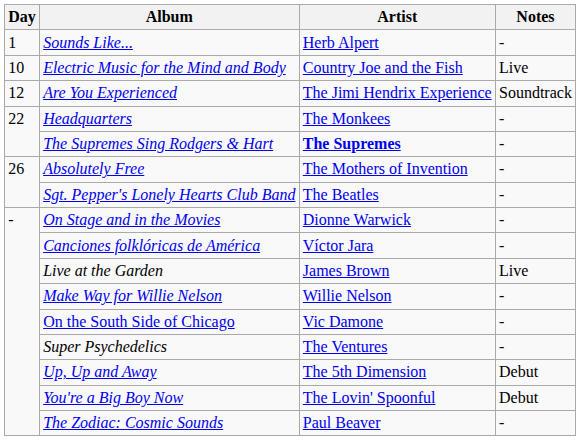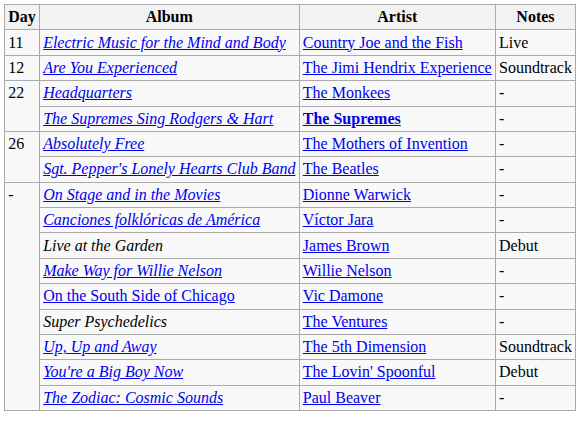- row: (88, 42)
(16, 67) 10 -> (16, 42) 11
(514, 270) Live -> (519, 245) Debut
(519, 372) Debut -> (535, 347) Soundtrack
